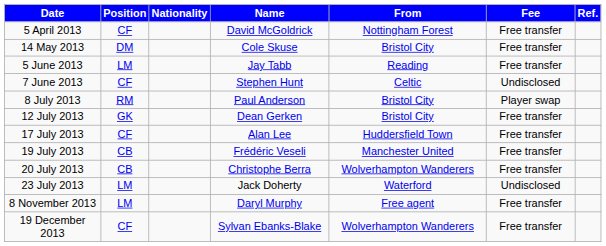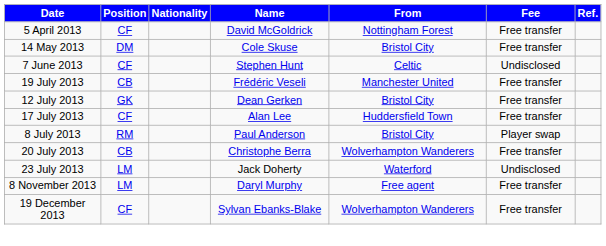- row: (53, 65)
rows swapped: (53, 100) <-> (53, 152)
